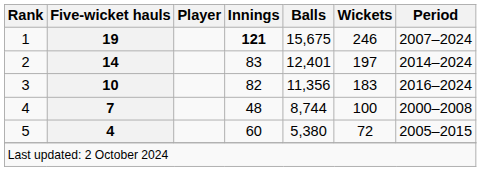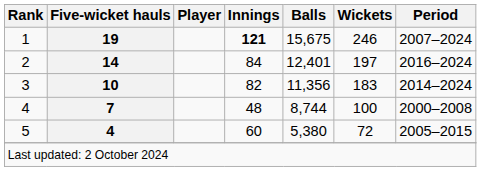(254, 62) 83 -> (254, 62) 84
(436, 62) 2014–2024 -> (436, 62) 2016–2024
(436, 85) 2016–2024 -> (436, 85) 2014–2024
